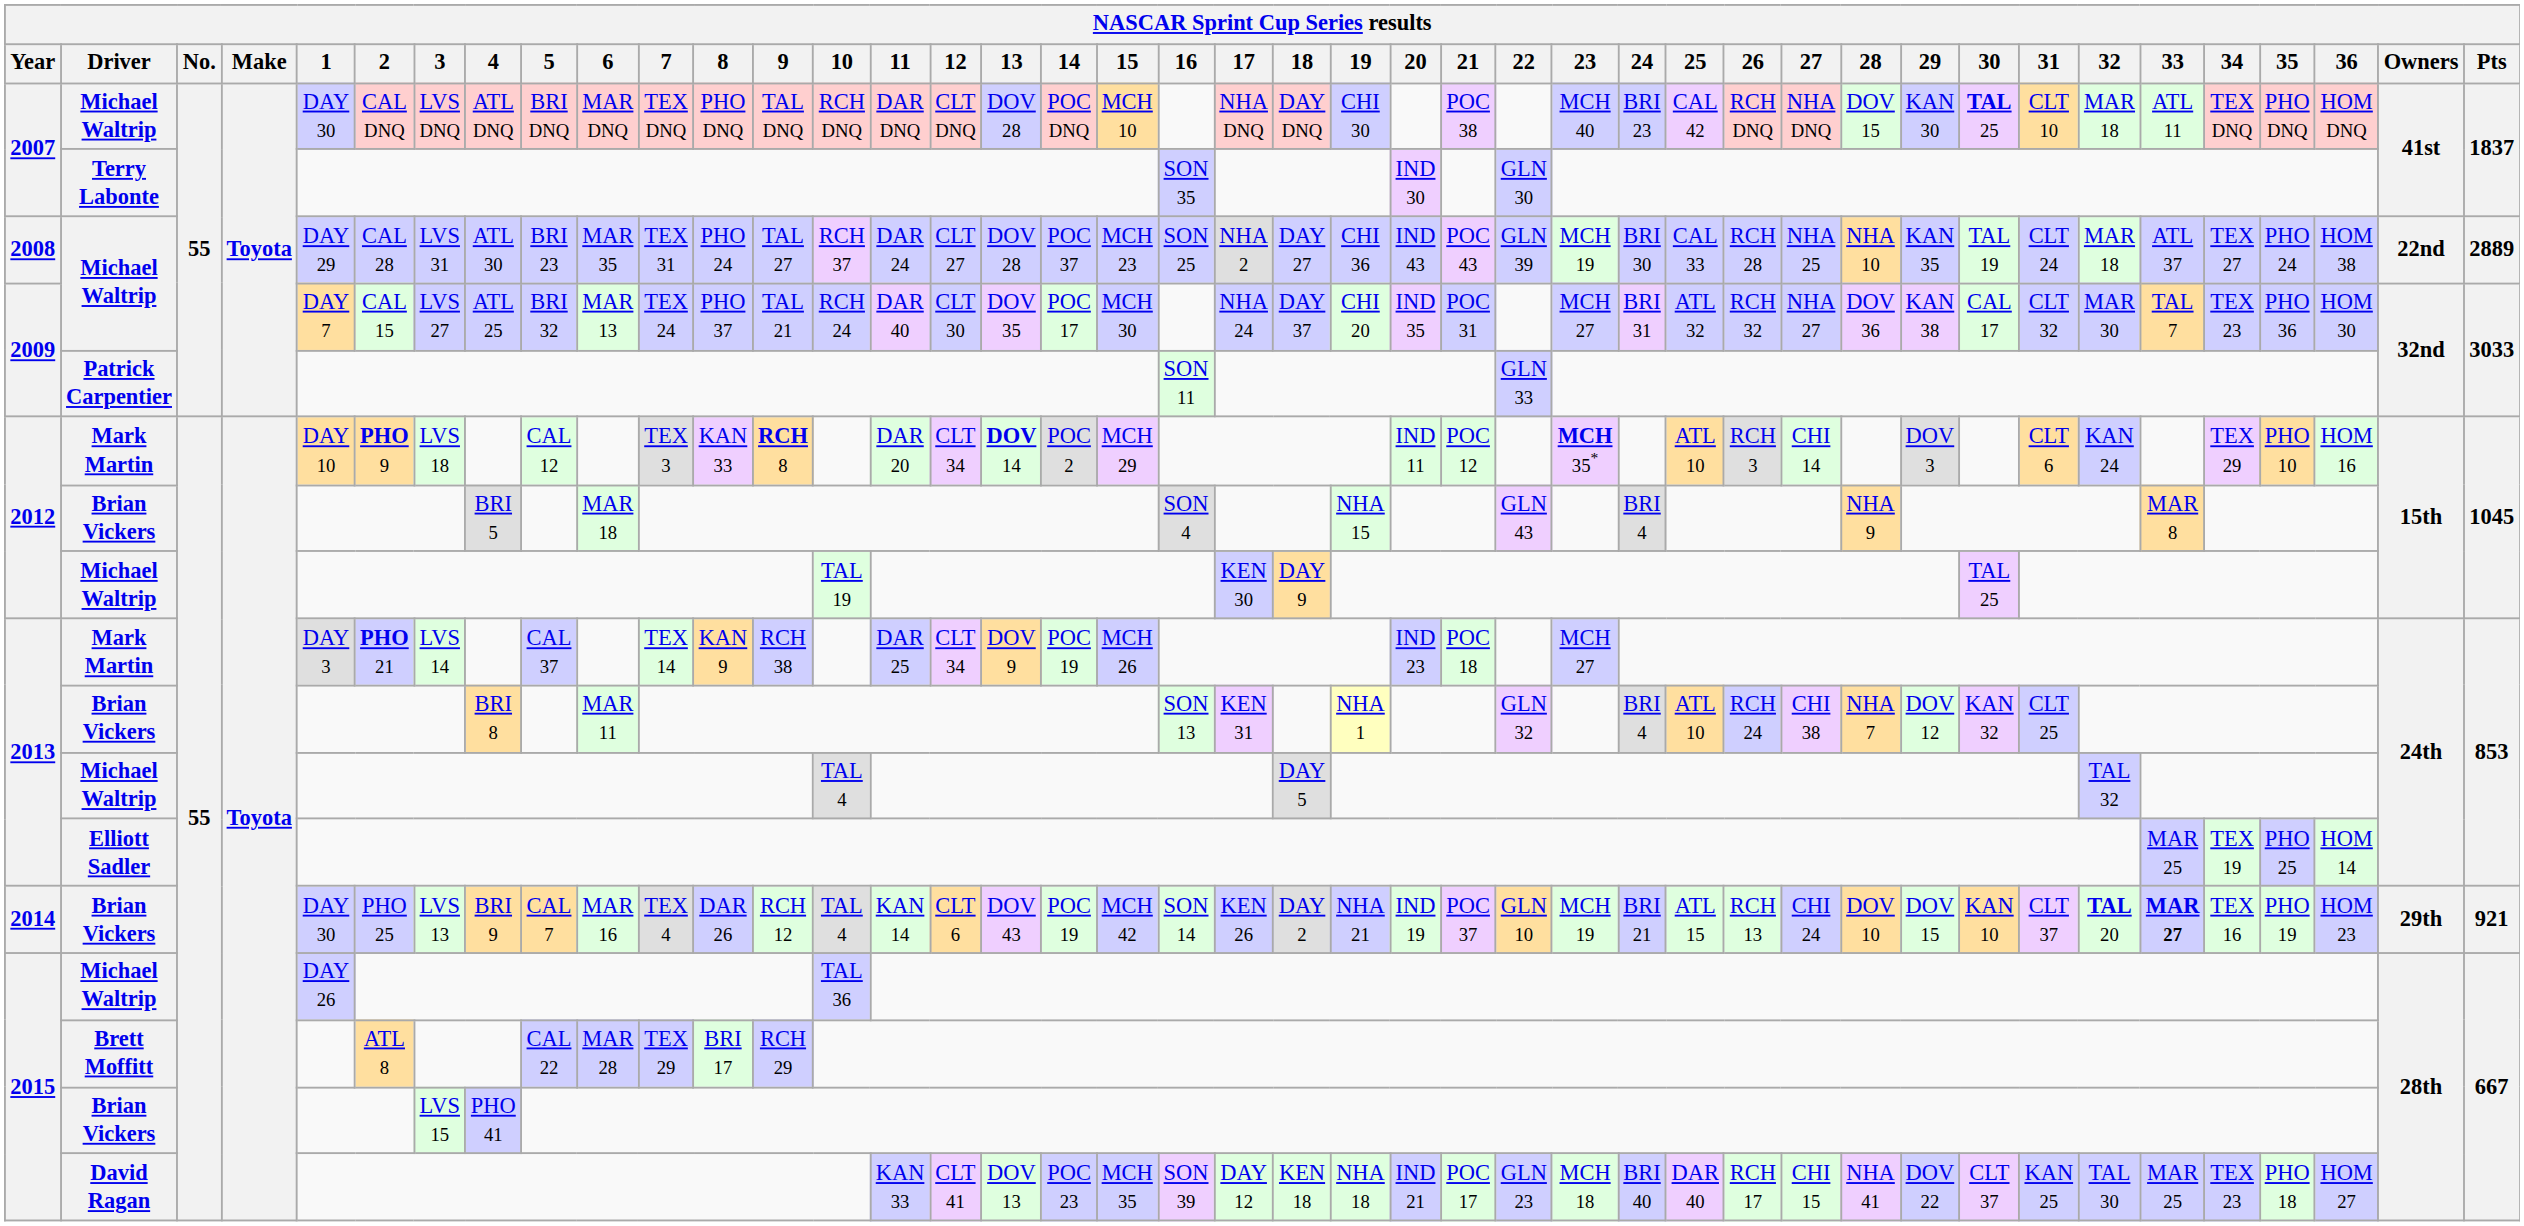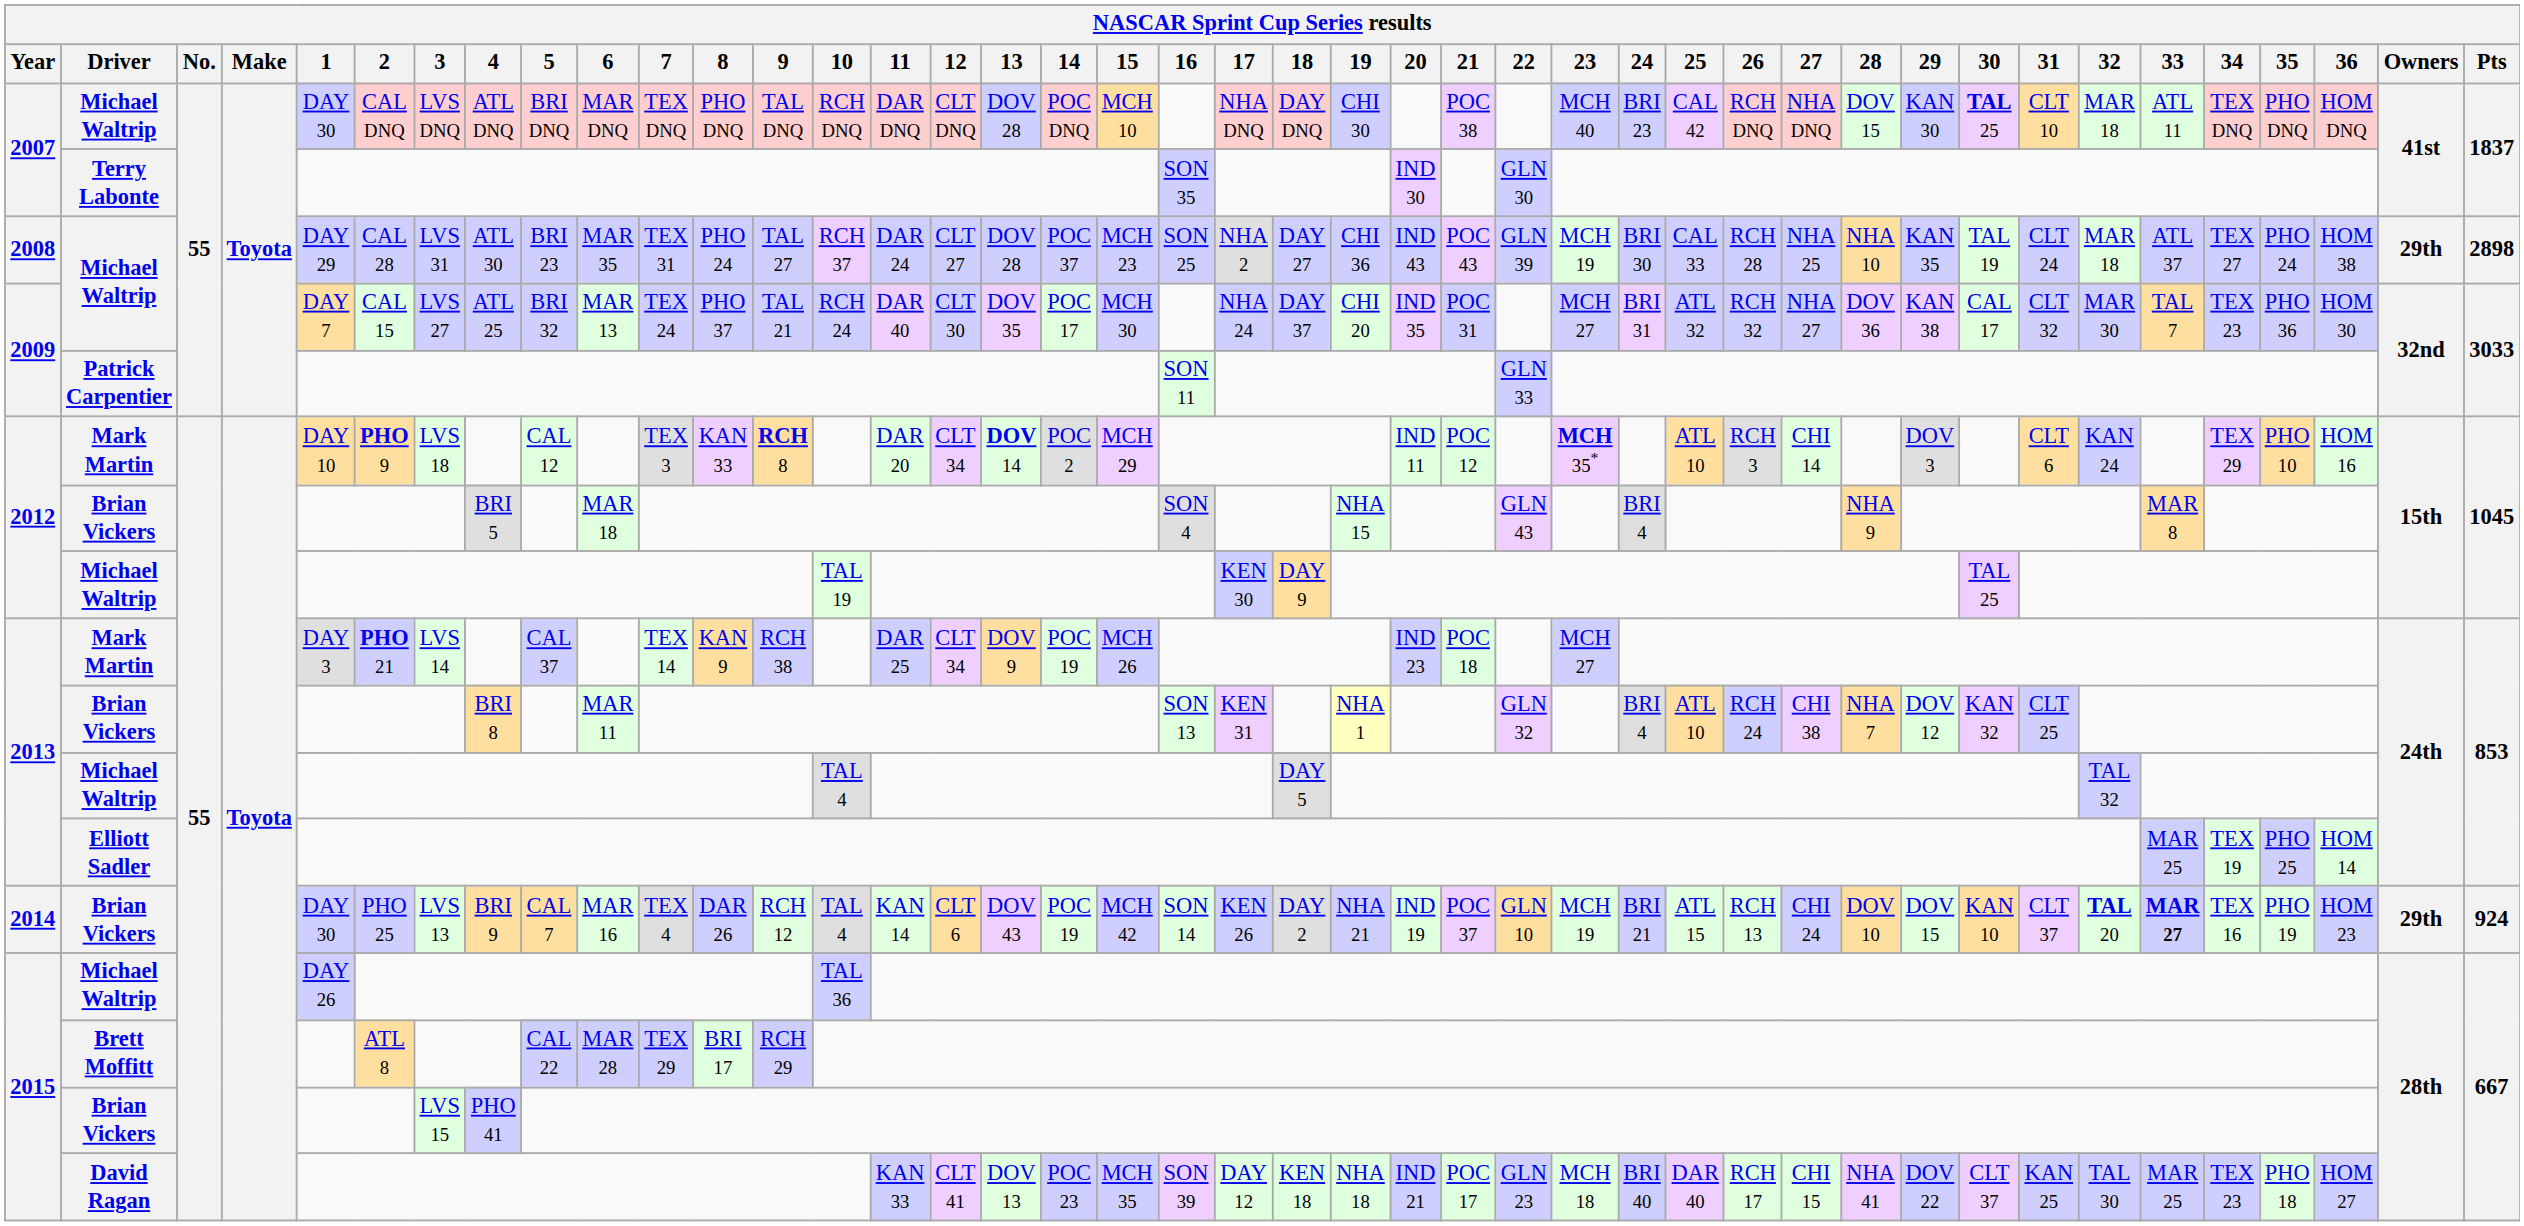(2421, 249) 22nd -> (2421, 249) 29th
(2492, 249) 2889 -> (2492, 249) 2898
(2492, 919) 921 -> (2492, 919) 924
